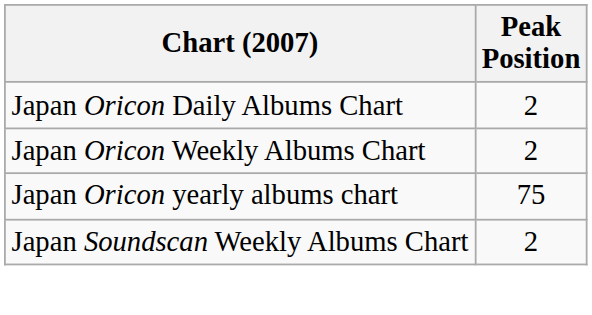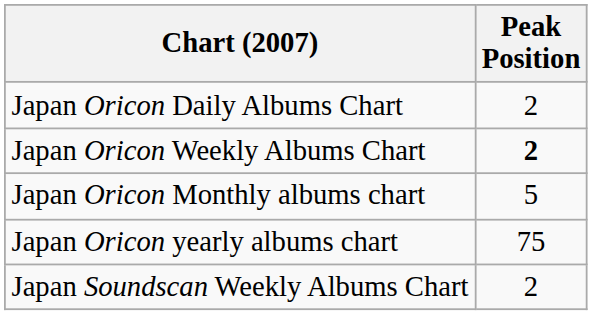(531, 150) normal -> (531, 150) bold
+ row: (218, 195)
